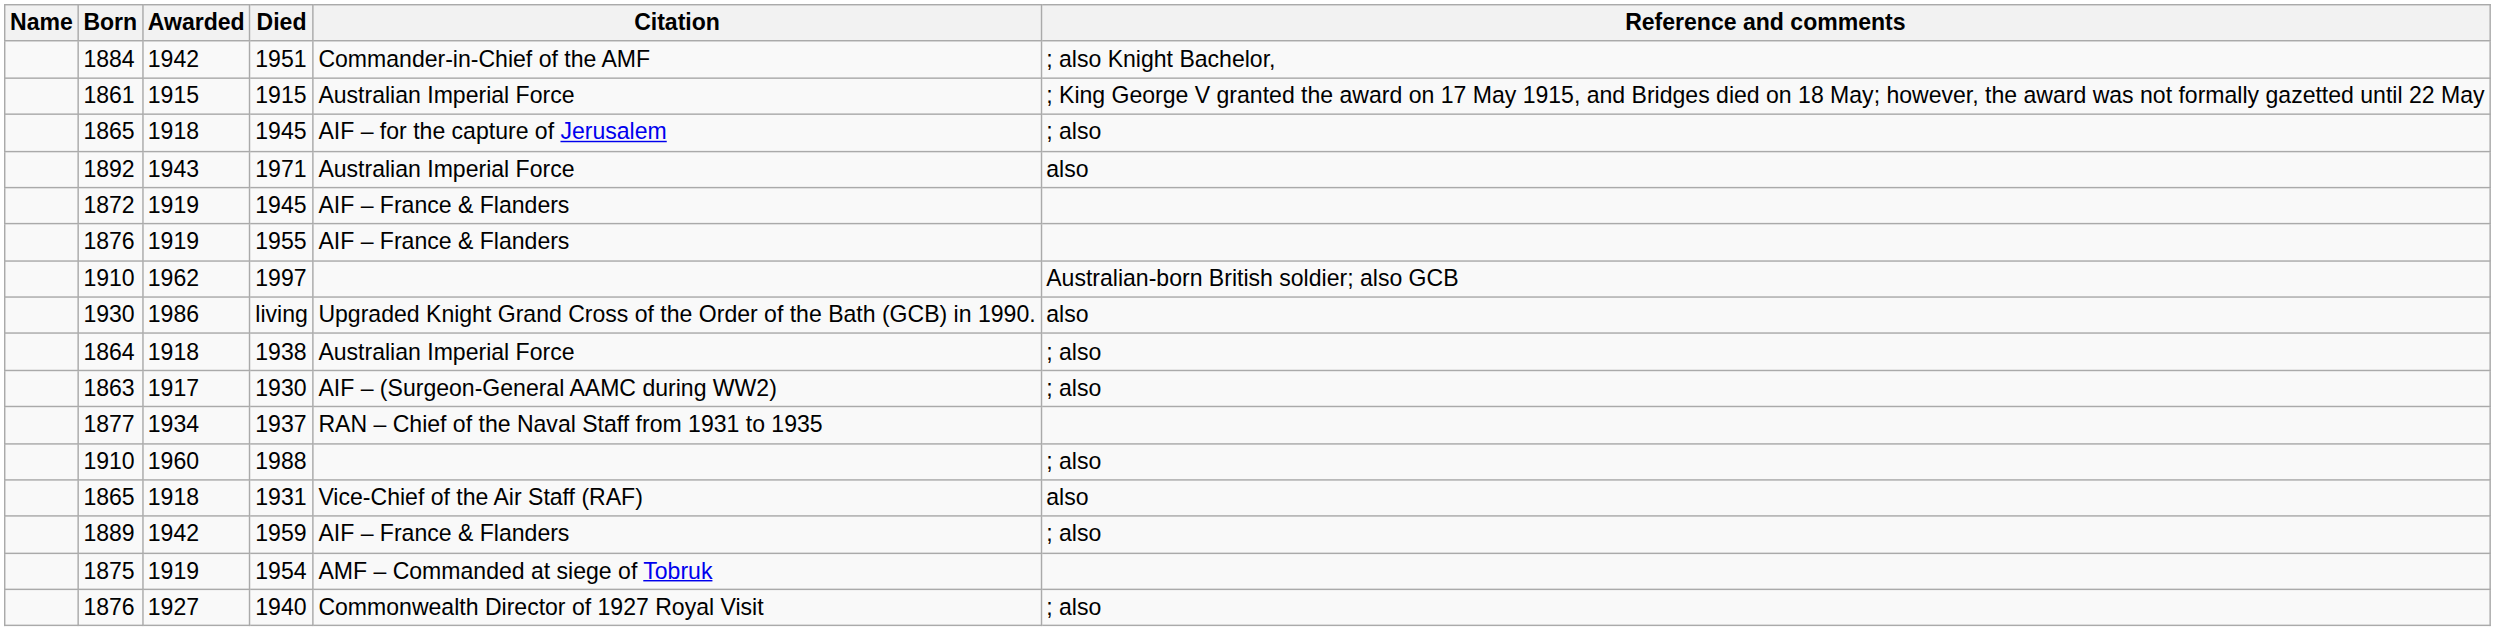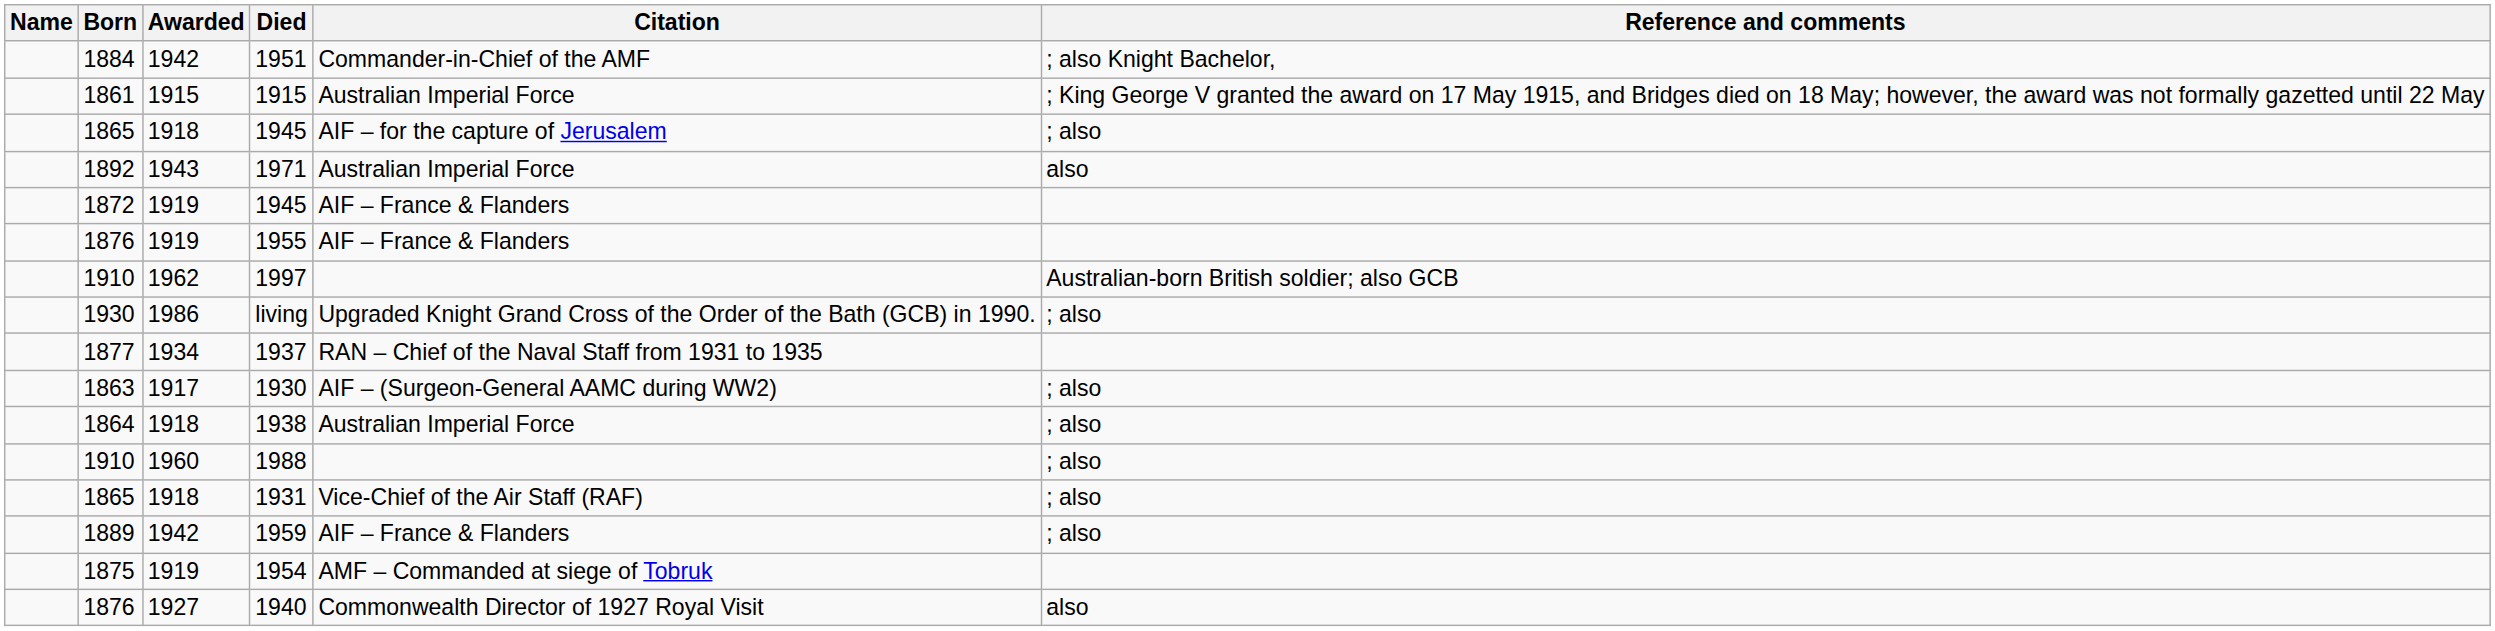(1067, 315) also -> (1074, 315) ; also
rows swapped: (109, 351) <-> (109, 424)
(1067, 497) also -> (1074, 497) ; also
(1074, 607) ; also -> (1067, 607) also
